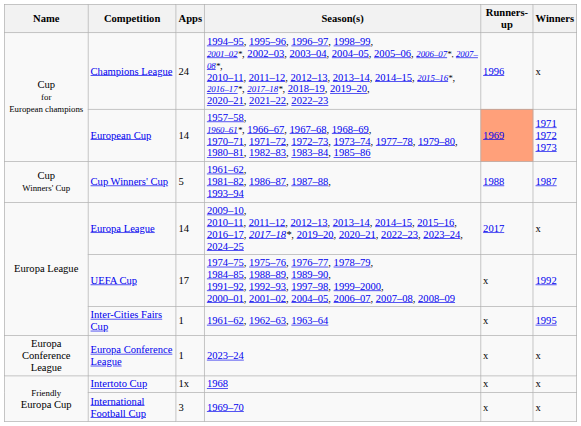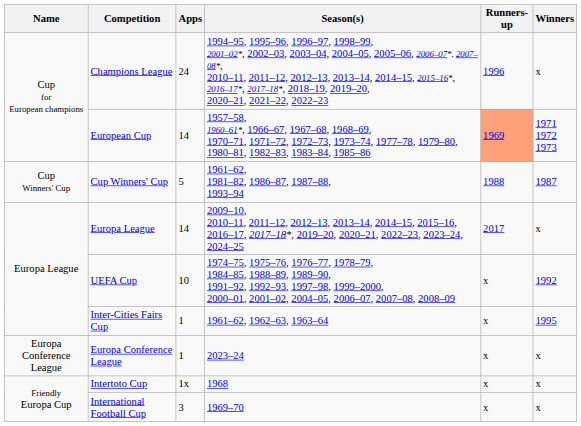(184, 280) 17 -> (184, 280) 10
